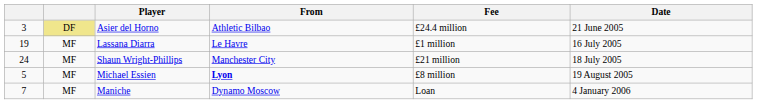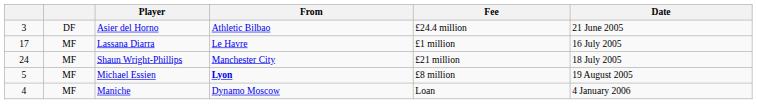(69, 28) khaki background -> (69, 28) no background
(24, 44) 19 -> (24, 44) 17
(24, 91) 7 -> (24, 91) 4
